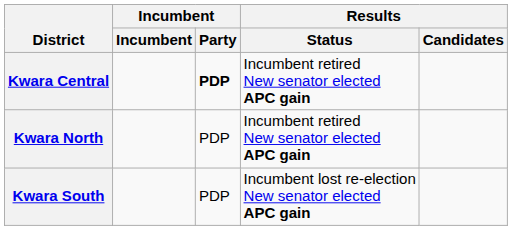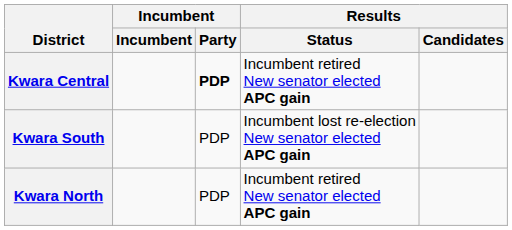rows swapped: (59, 138) <-> (58, 196)
